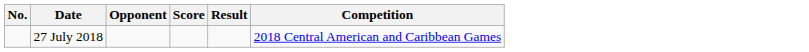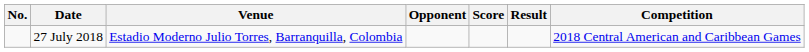+ column: (256, 15)
